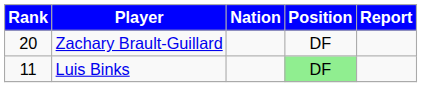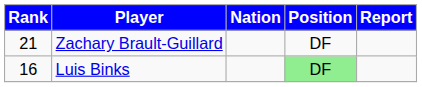(28, 43) 20 -> (28, 43) 21
(28, 69) 11 -> (28, 69) 16
